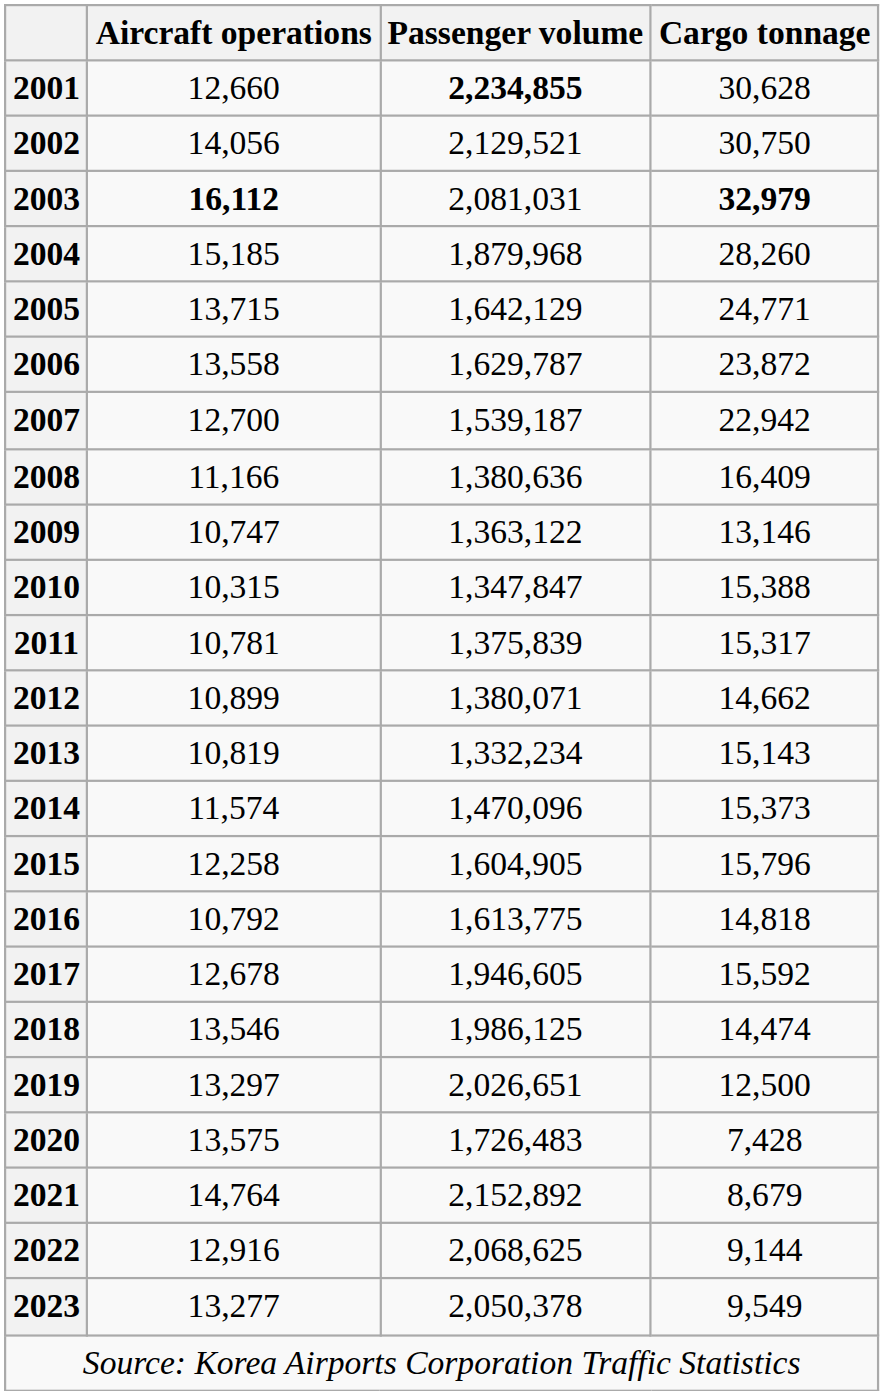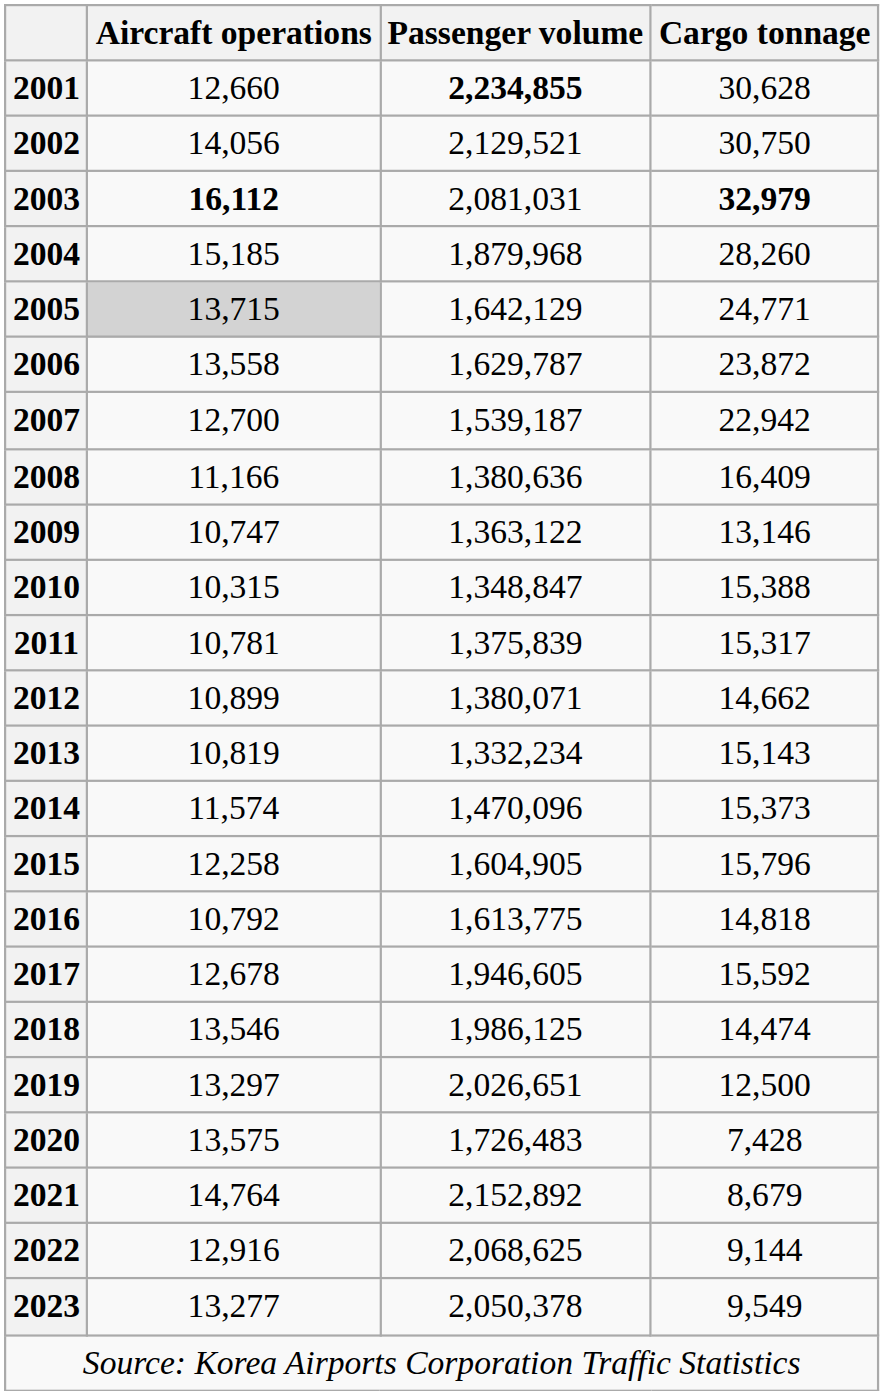(234, 309) no background -> (234, 309) lightgrey background
(515, 586) 1,347,847 -> (515, 586) 1,348,847
